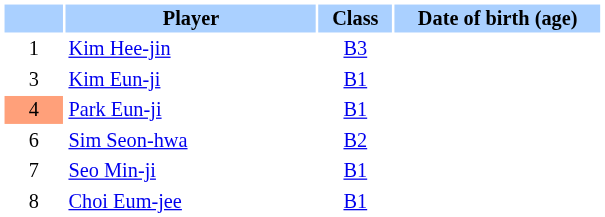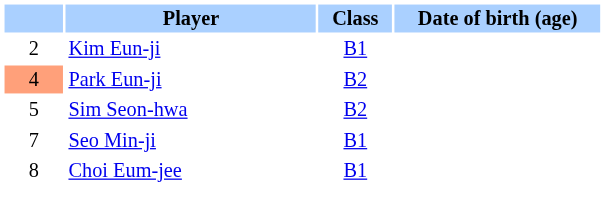- row: (120, 48)
(34, 79) 3 -> (34, 48) 2
(355, 109) B1 -> (355, 79) B2
(34, 140) 6 -> (34, 109) 5
